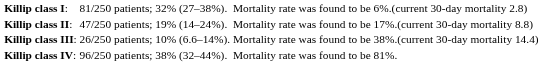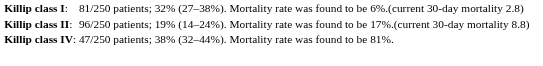(116, 24) 47/250 patients; -> (115, 24) 96/250 patients;
- row: (40, 39)
(116, 55) 96/250 patients; -> (115, 39) 47/250 patients;
